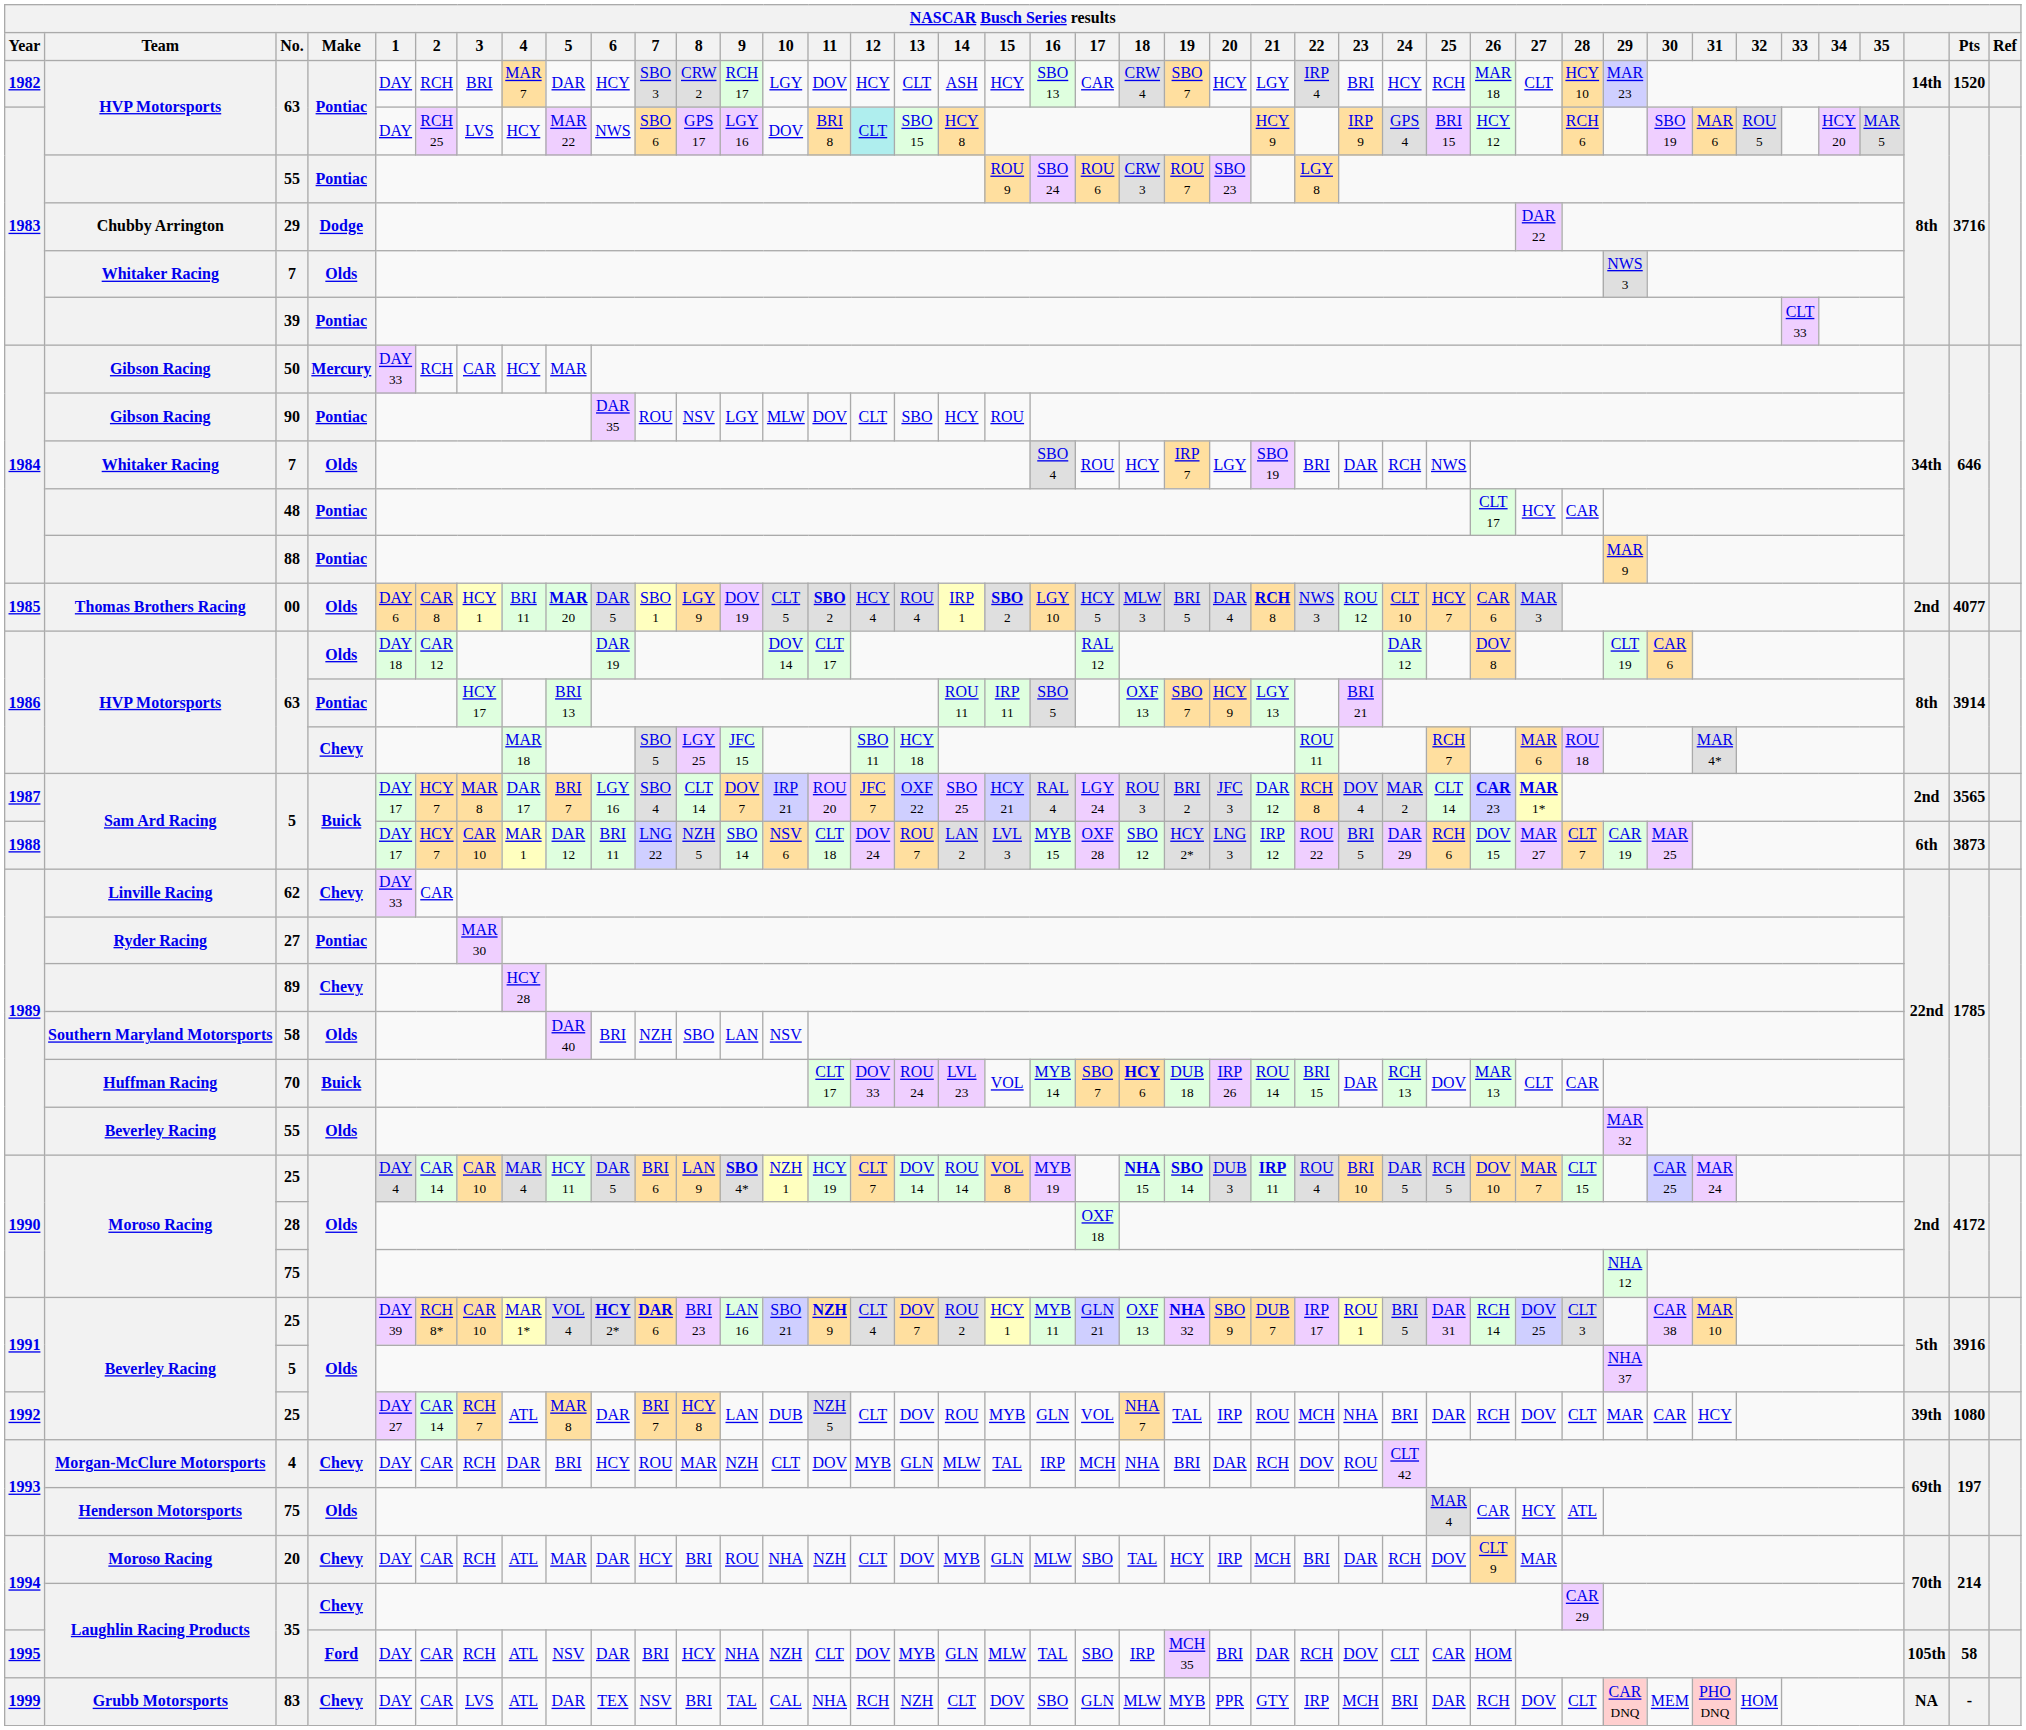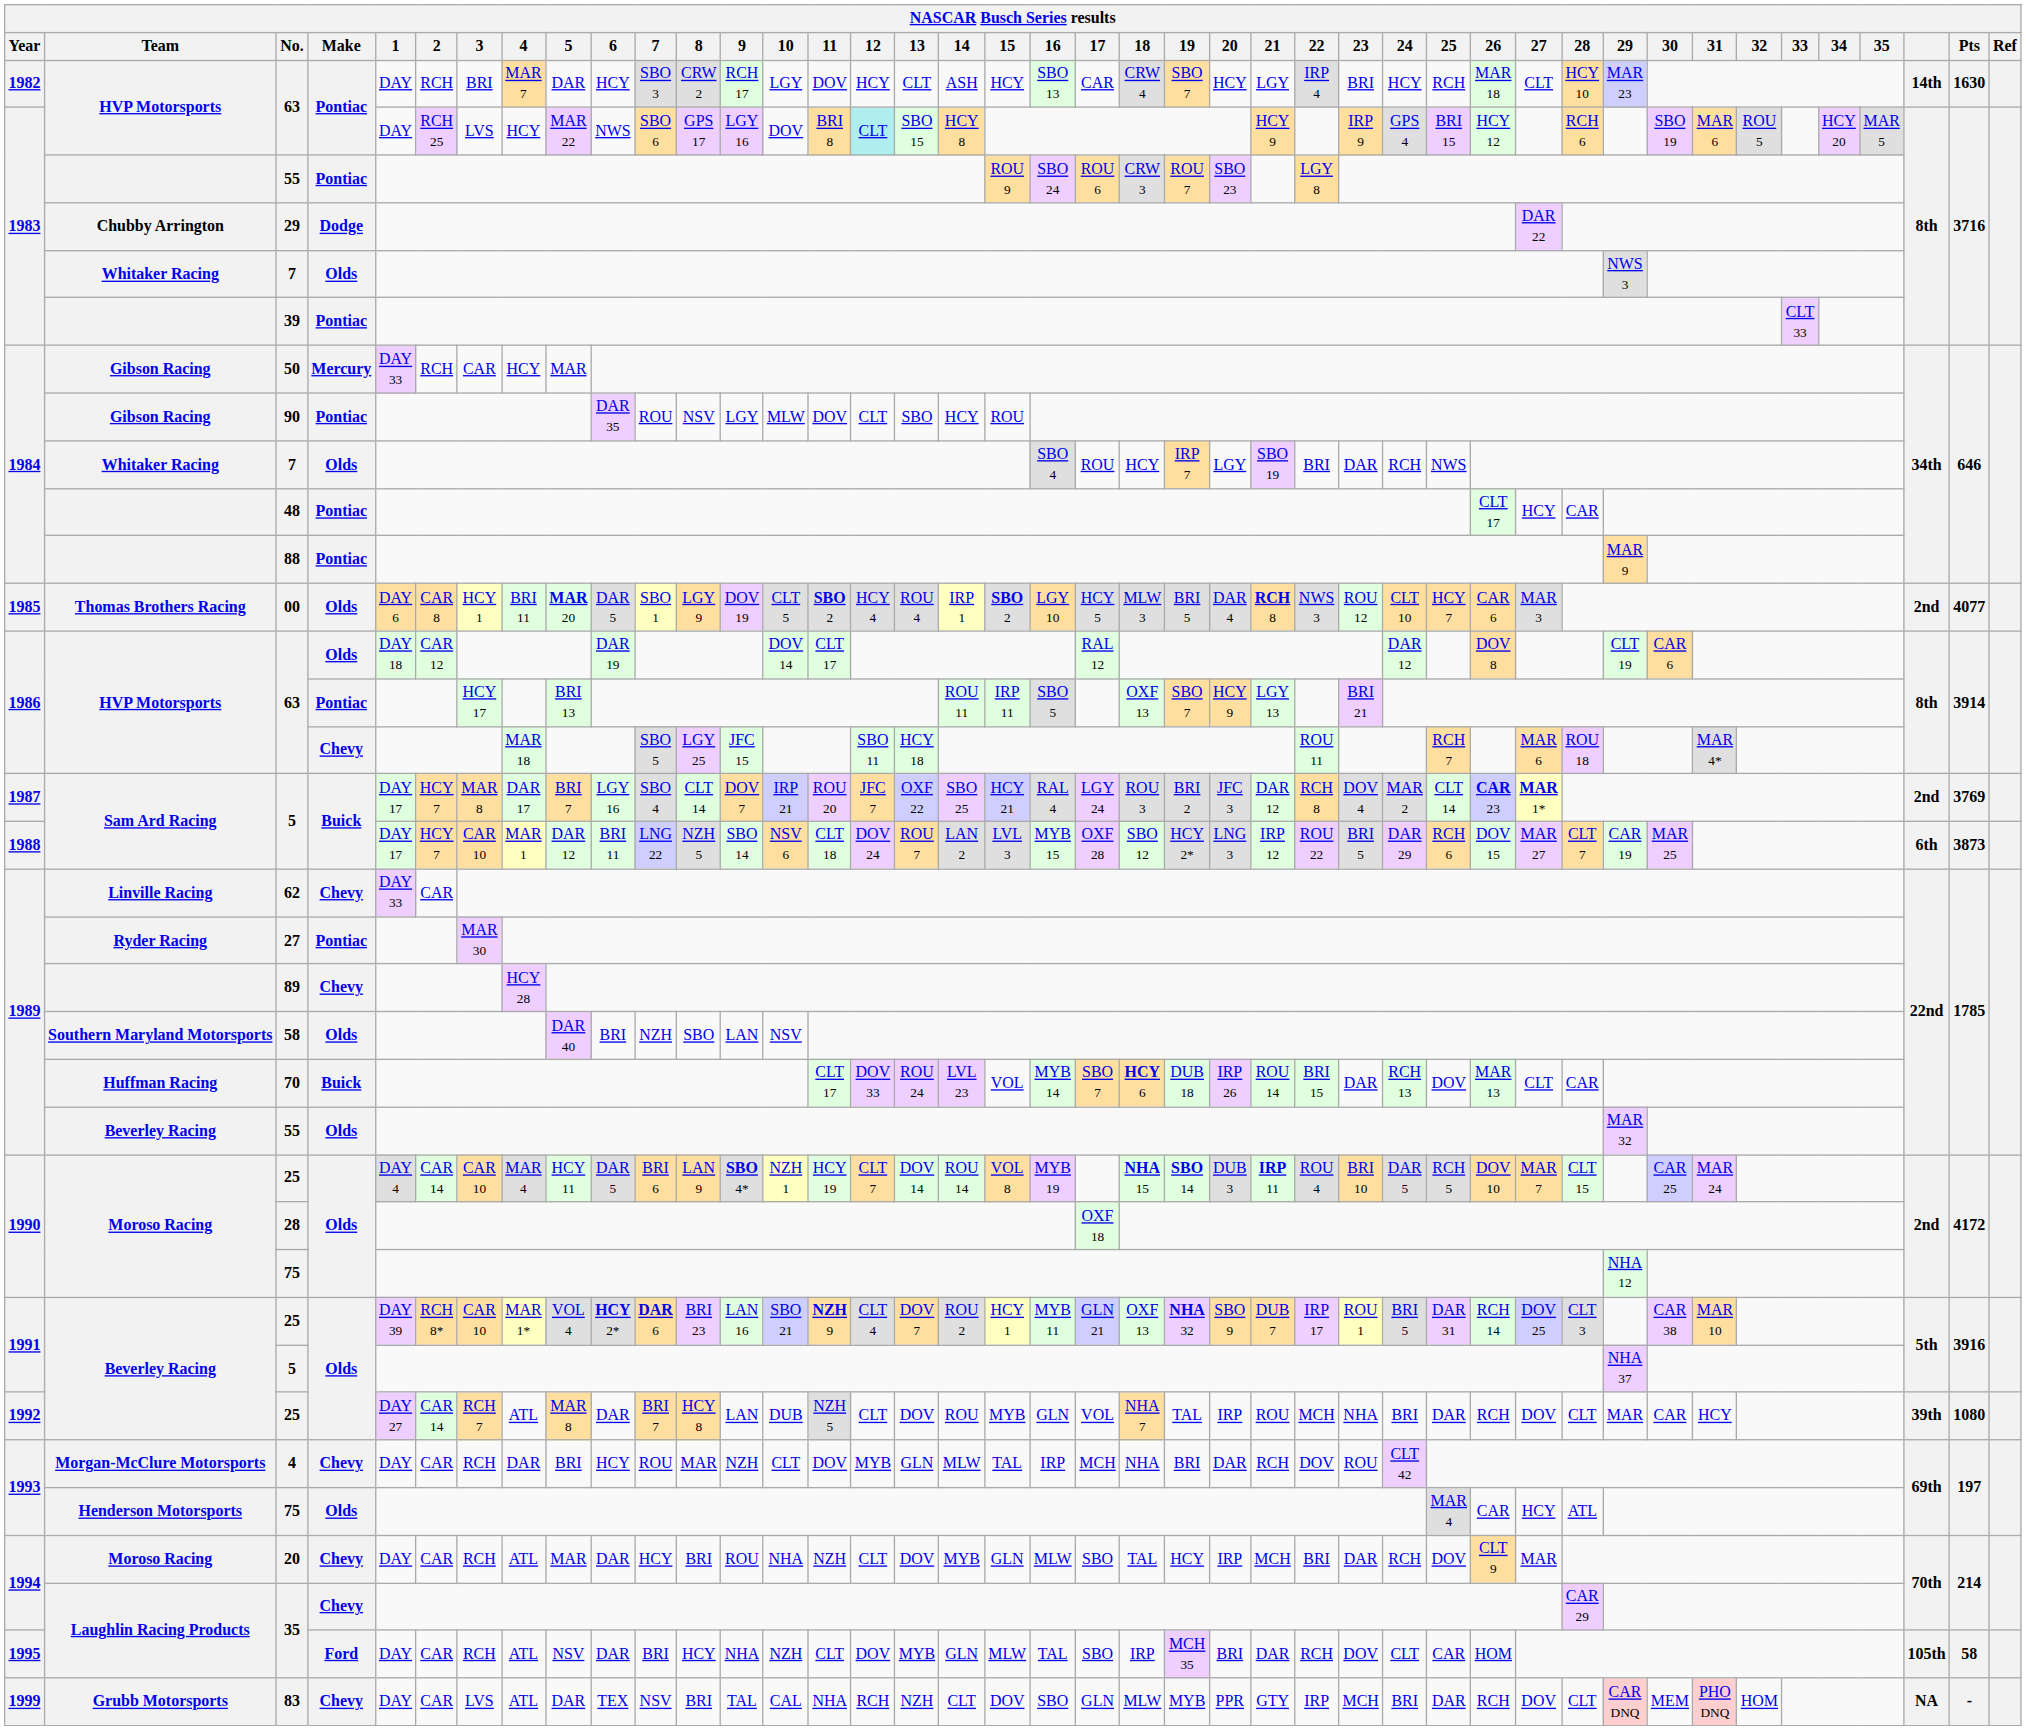(1969, 83) 1520 -> (1969, 83) 1630
(1969, 797) 3565 -> (1969, 797) 3769
